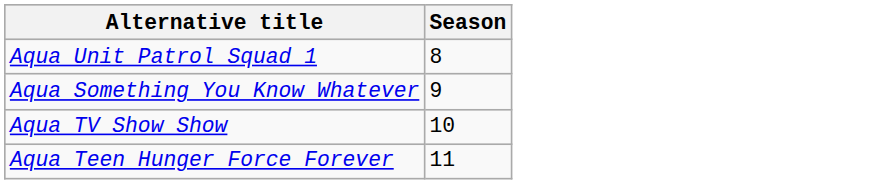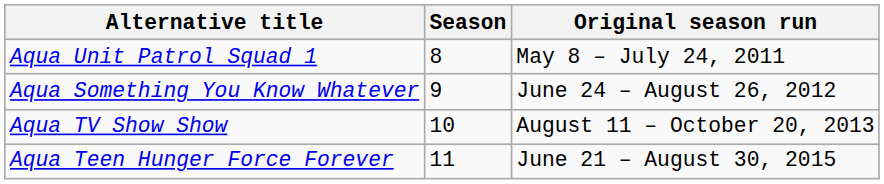+ column: (695, 22)
